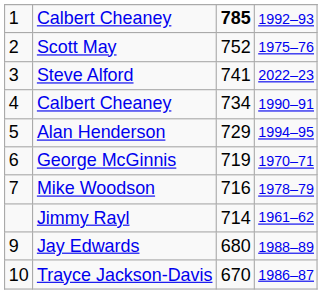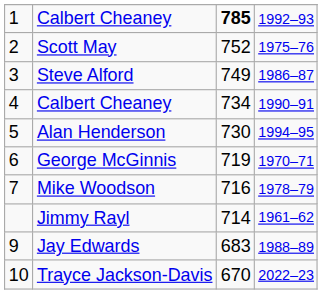(236, 75) 741 -> (236, 75) 749
(286, 76) 2022–23 -> (286, 76) 1986–87
(236, 132) 729 -> (236, 132) 730
(236, 246) 680 -> (236, 246) 683
(286, 275) 1986–87 -> (286, 275) 2022–23
